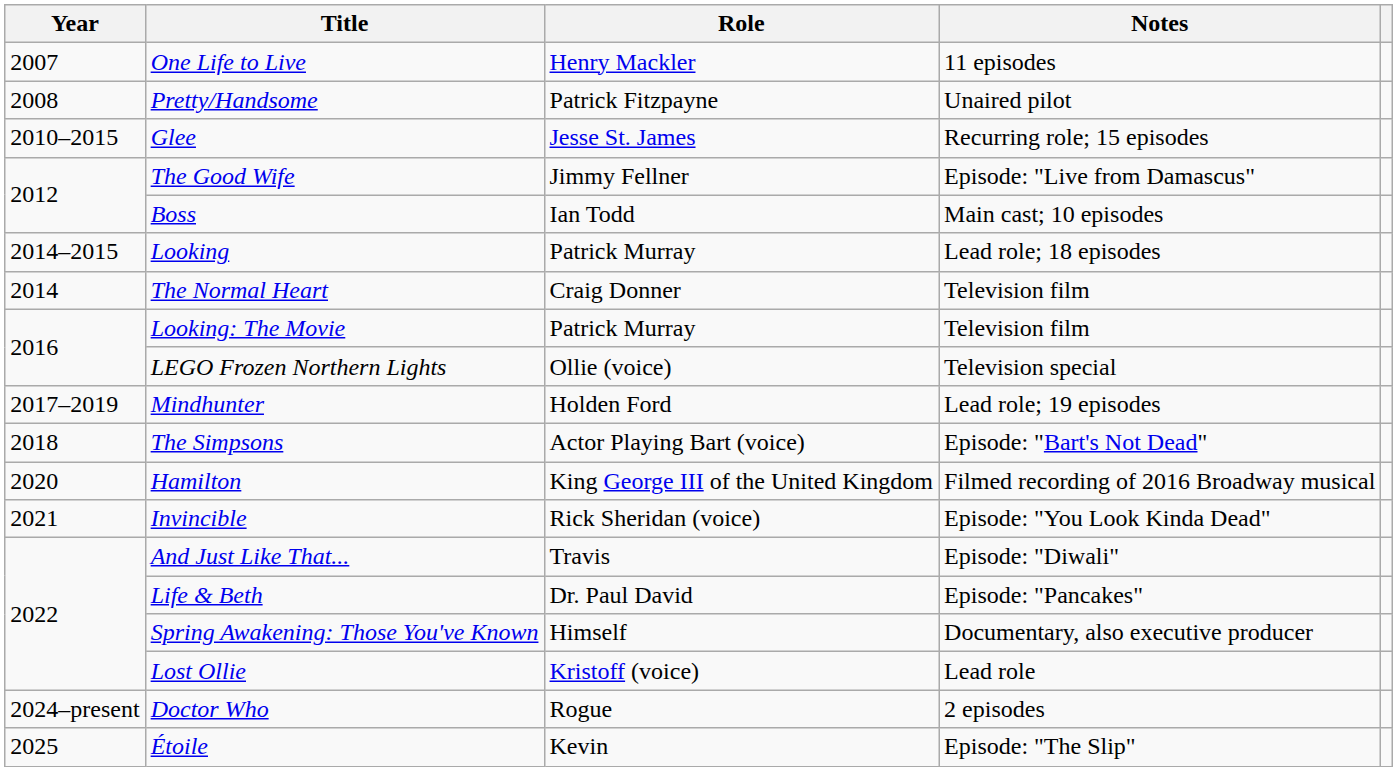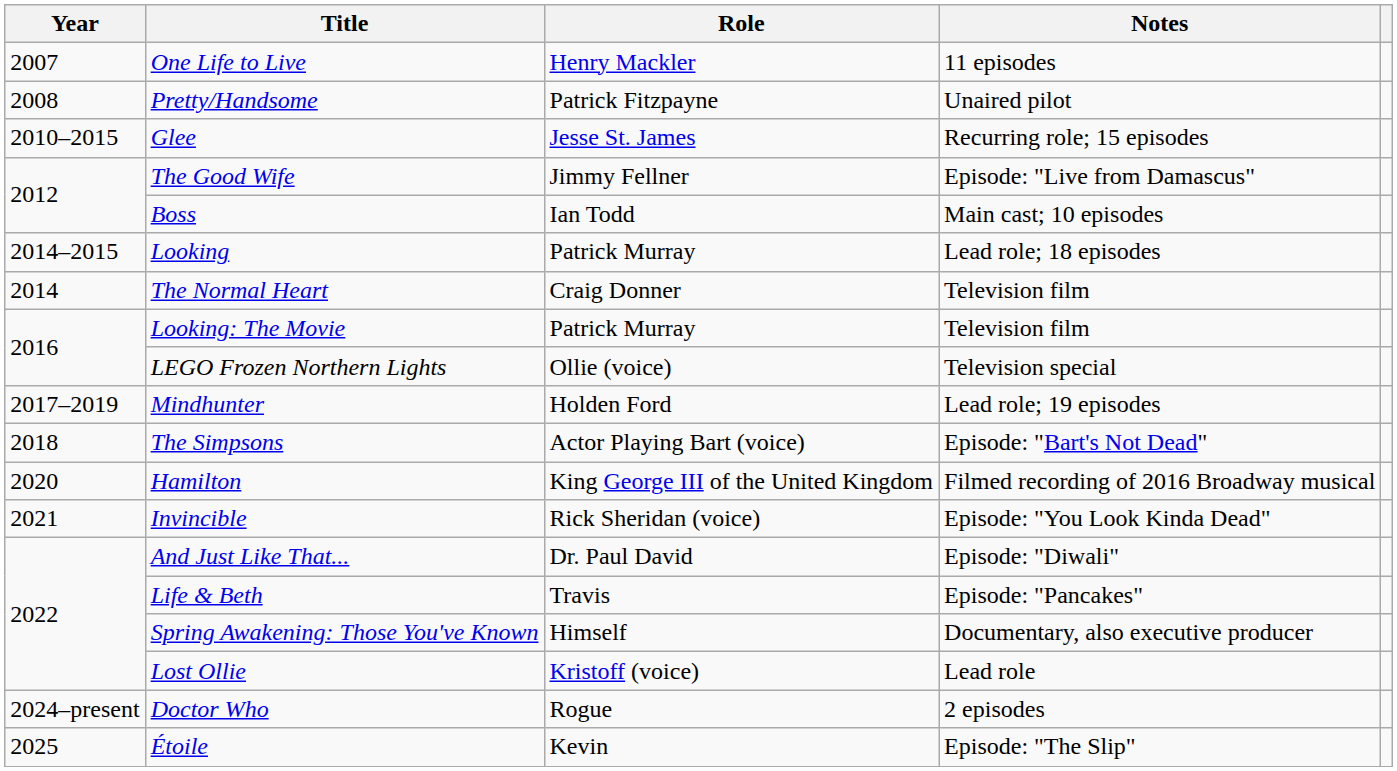(580, 556) Travis -> (621, 556) Dr. Paul David
(621, 594) Dr. Paul David -> (580, 594) Travis
